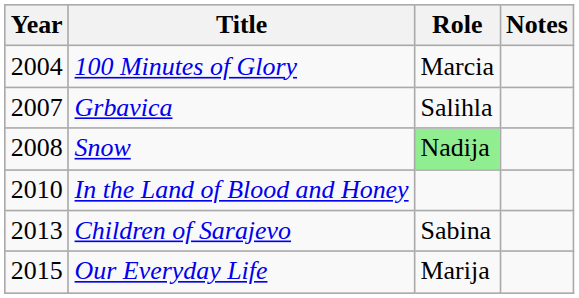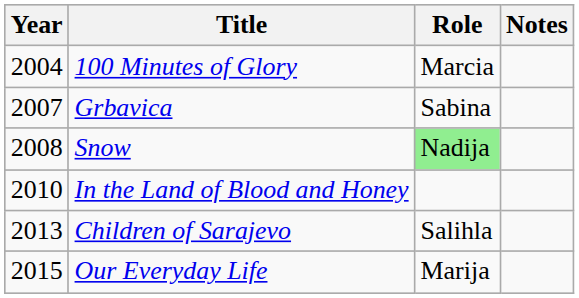(457, 107) Salihla -> (456, 107) Sabina
(456, 230) Sabina -> (457, 230) Salihla
